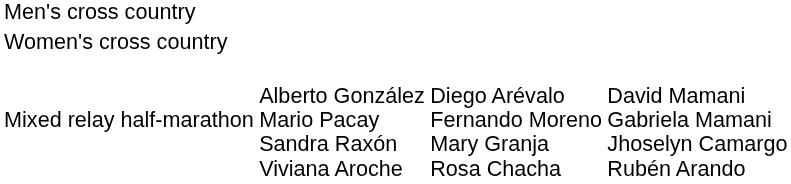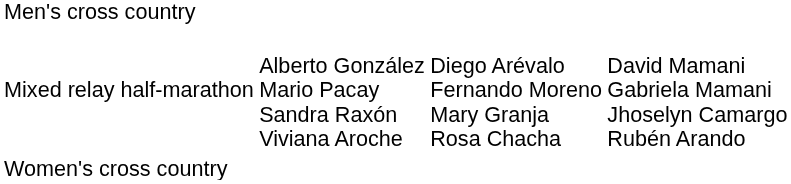rows swapped: (116, 41) <-> (129, 120)
